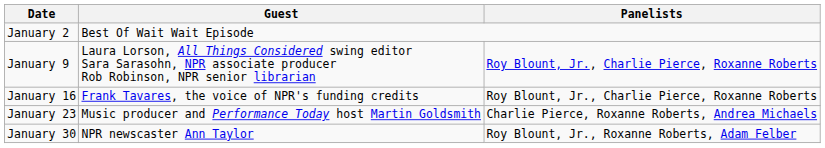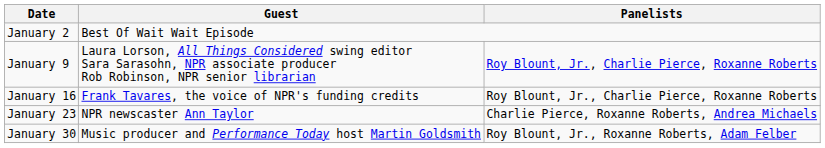(281, 115) Music producer and Performance Today host Martin Goldsmith -> (168, 115) NPR newscaster Ann Taylor
(168, 133) NPR newscaster Ann Taylor -> (281, 133) Music producer and Performance Today host Martin Goldsmith
